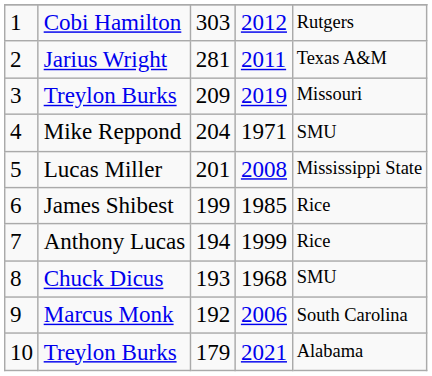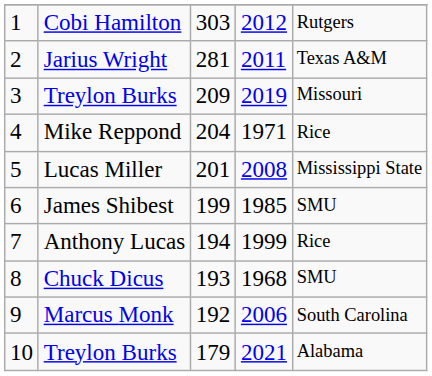(317, 132) SMU -> (314, 132) Rice
(314, 205) Rice -> (317, 205) SMU
